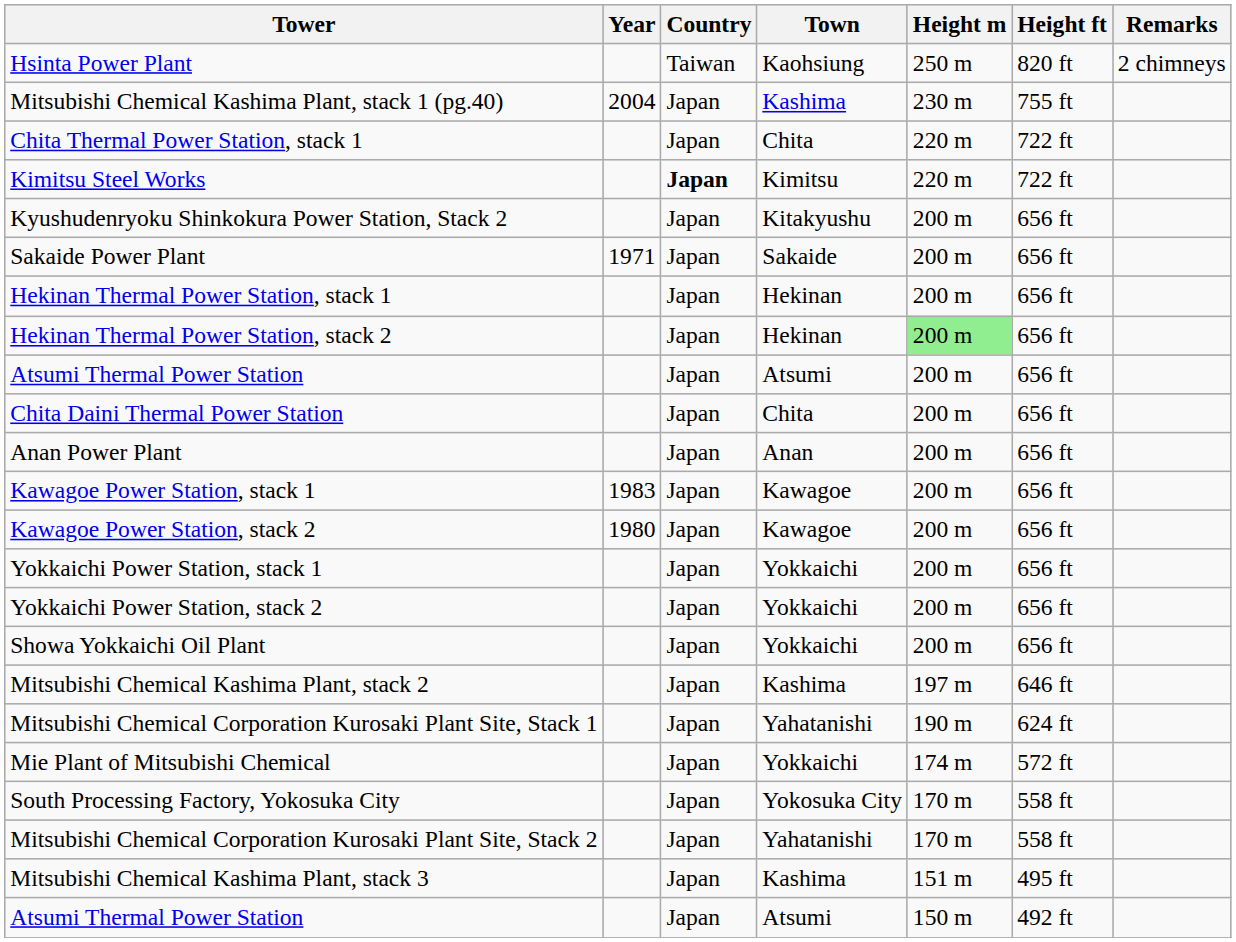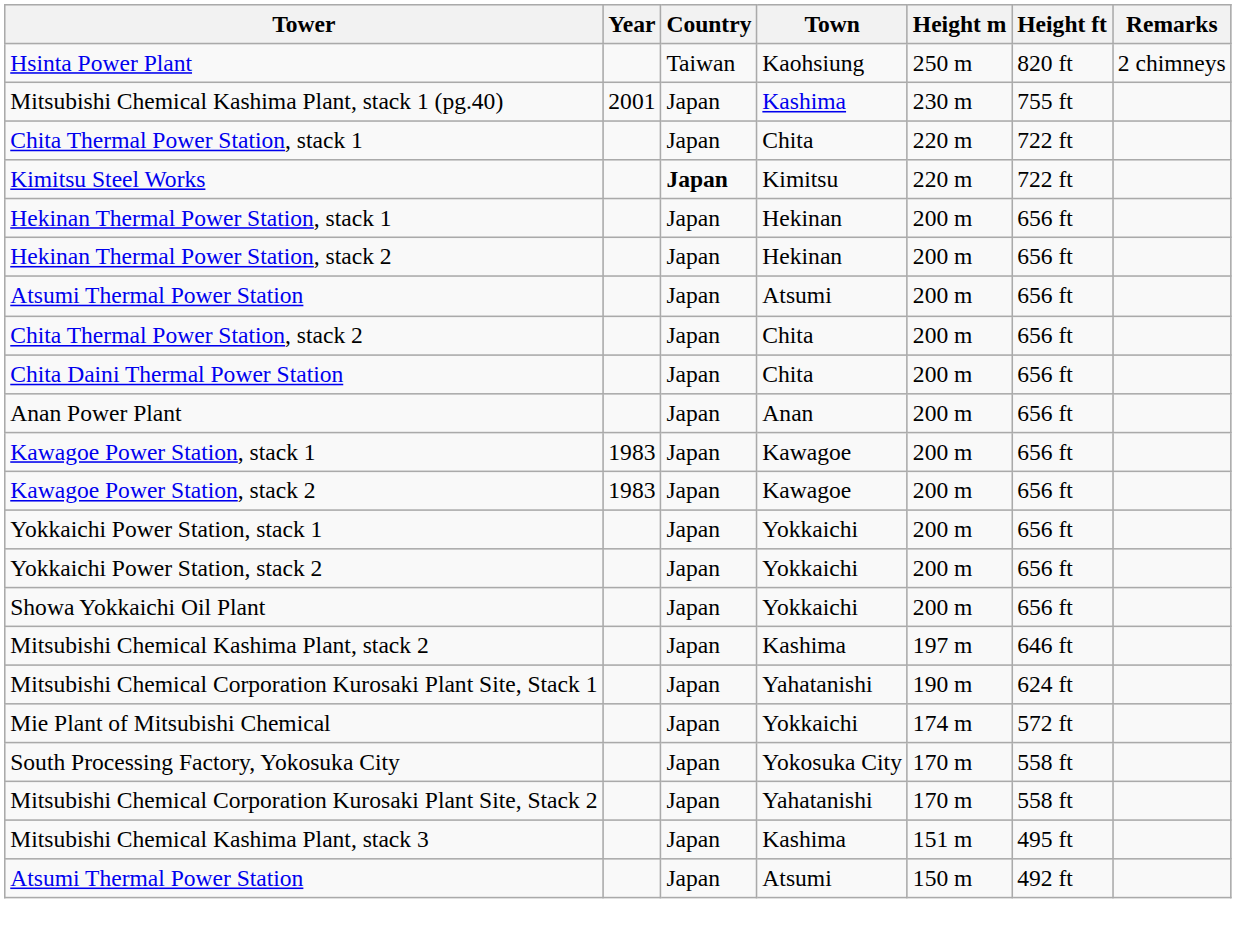(632, 101) 2004 -> (632, 101) 2001
- row: (259, 218)
- row: (108, 257)
(943, 334) lightgreen background -> (943, 257) no background
+ row: (187, 334)
(632, 529) 1980 -> (632, 490) 1983
